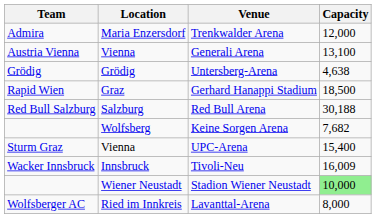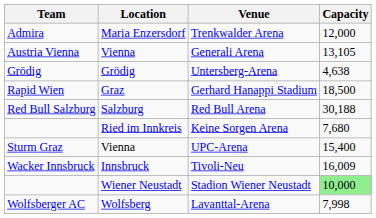(339, 52) 13,100 -> (339, 52) 13,105
(126, 128) Wolfsberg -> (141, 128) Ried im Innkreis
(336, 128) 7,682 -> (336, 128) 7,680
(141, 204) Ried im Innkreis -> (126, 204) Wolfsberg
(336, 204) 8,000 -> (336, 204) 7,998
